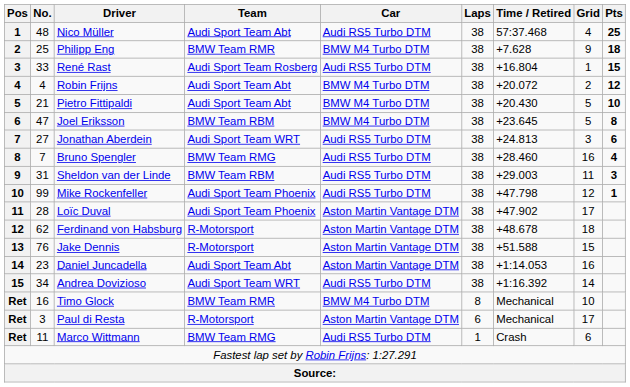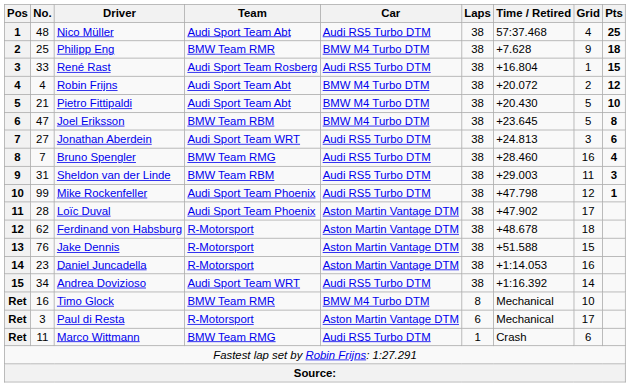(239, 265) Audi Sport Team Abt -> (221, 265) R-Motorsport
